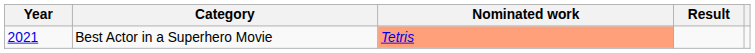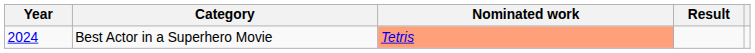(23, 37) 2021 -> (23, 37) 2024
